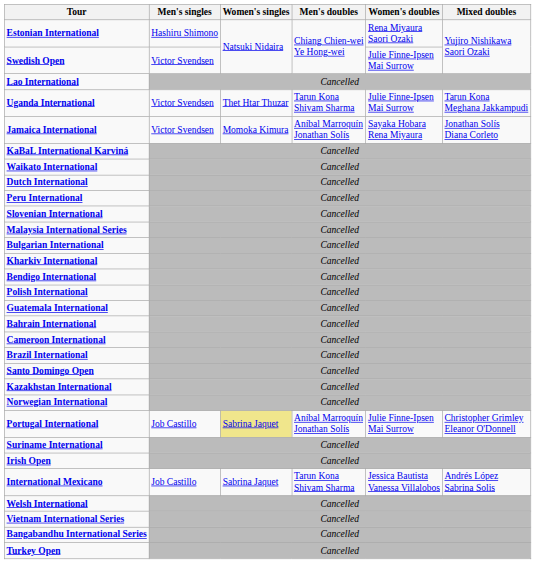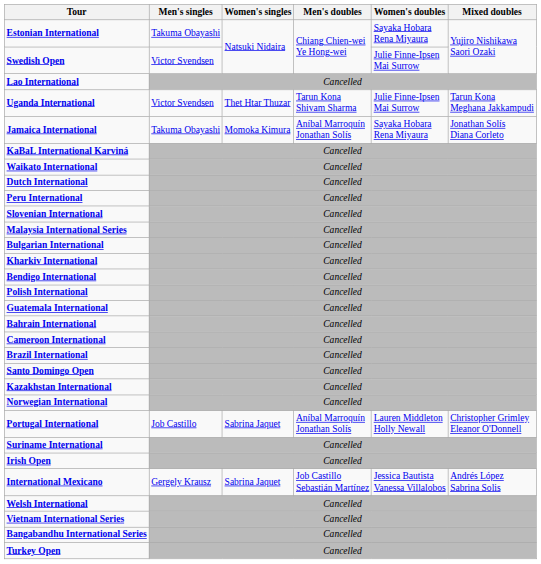(185, 33) Hashiru Shimono -> (186, 33) Takuma Obayashi
(395, 33) Rena Miyaura Saori Ozaki -> (403, 33) Sayaka Hobara Rena Miyaura
(183, 129) Victor Svendsen -> (186, 129) Takuma Obayashi
(251, 423) khaki background -> (252, 423) no background
(401, 423) Julie Finne-Ipsen Mai Surrow -> (408, 423) Lauren Middleton Holly Newall
(174, 481) Job Castillo -> (181, 481) Gergely Krausz
(324, 481) Tarun Kona Shivam Sharma -> (333, 481) Job Castillo Sebastián Martínez
